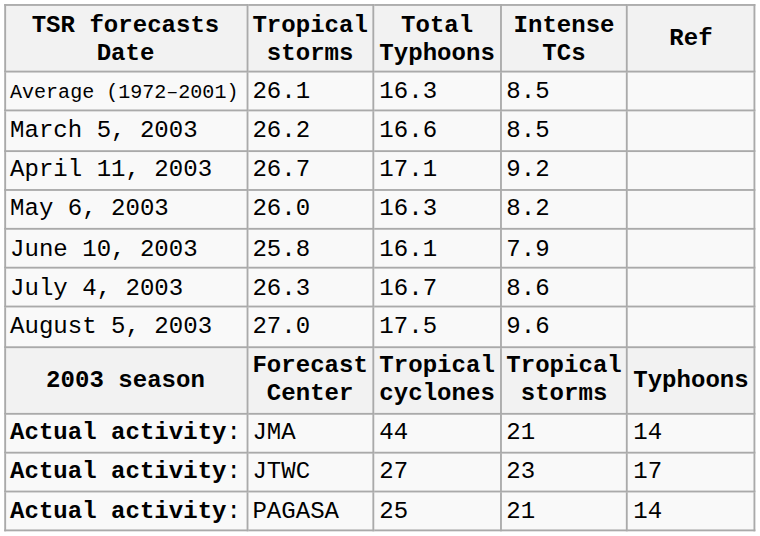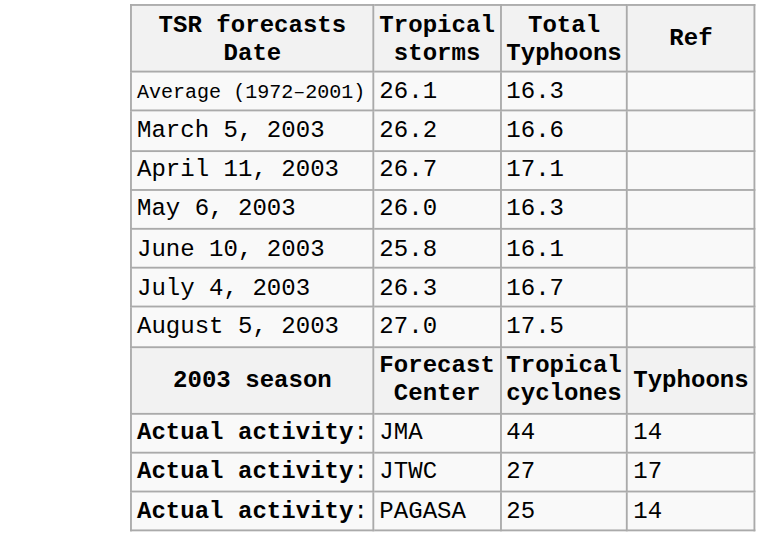- column: (564, 38)
